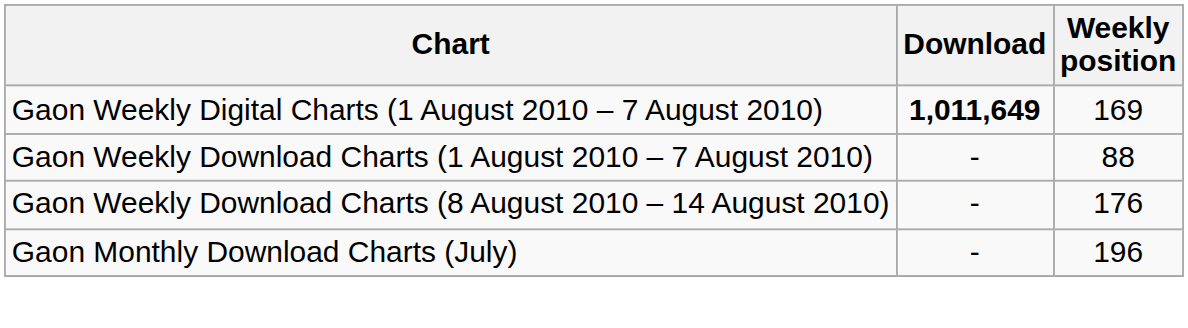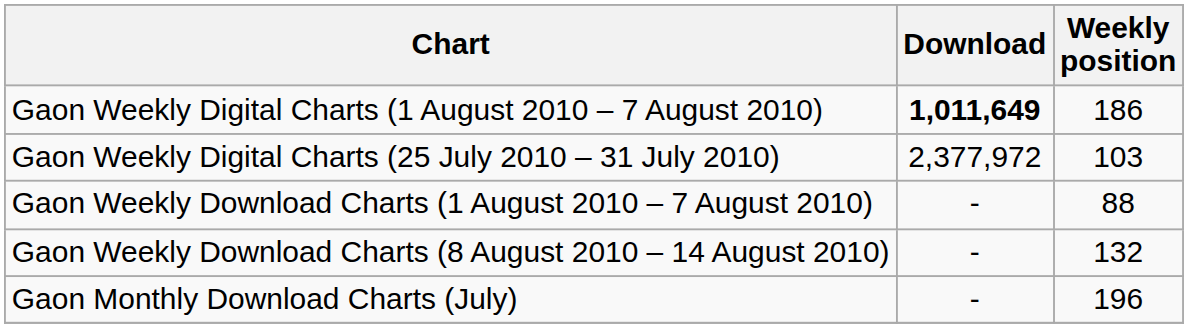(1118, 109) 169 -> (1118, 109) 186
+ row: (396, 156)
(1118, 204) 176 -> (1118, 251) 132
